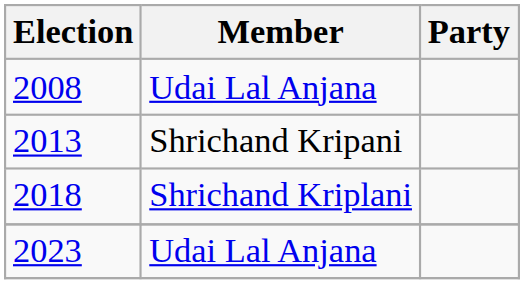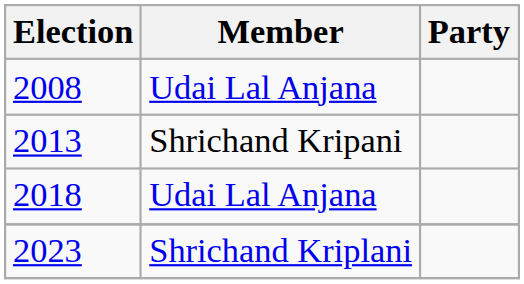(281, 195) Shrichand Kriplani -> (263, 195) Udai Lal Anjana
(263, 250) Udai Lal Anjana -> (281, 250) Shrichand Kriplani
